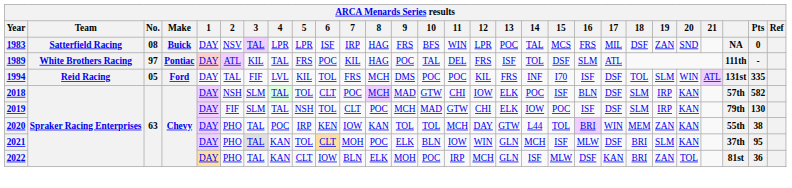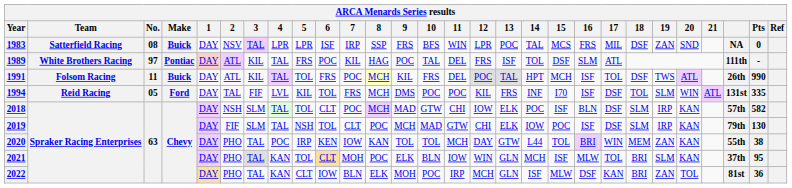(379, 45) HAG -> (379, 45) SSP
+ row: (16, 77)
(613, 142) DSF -> (613, 158) TOL
